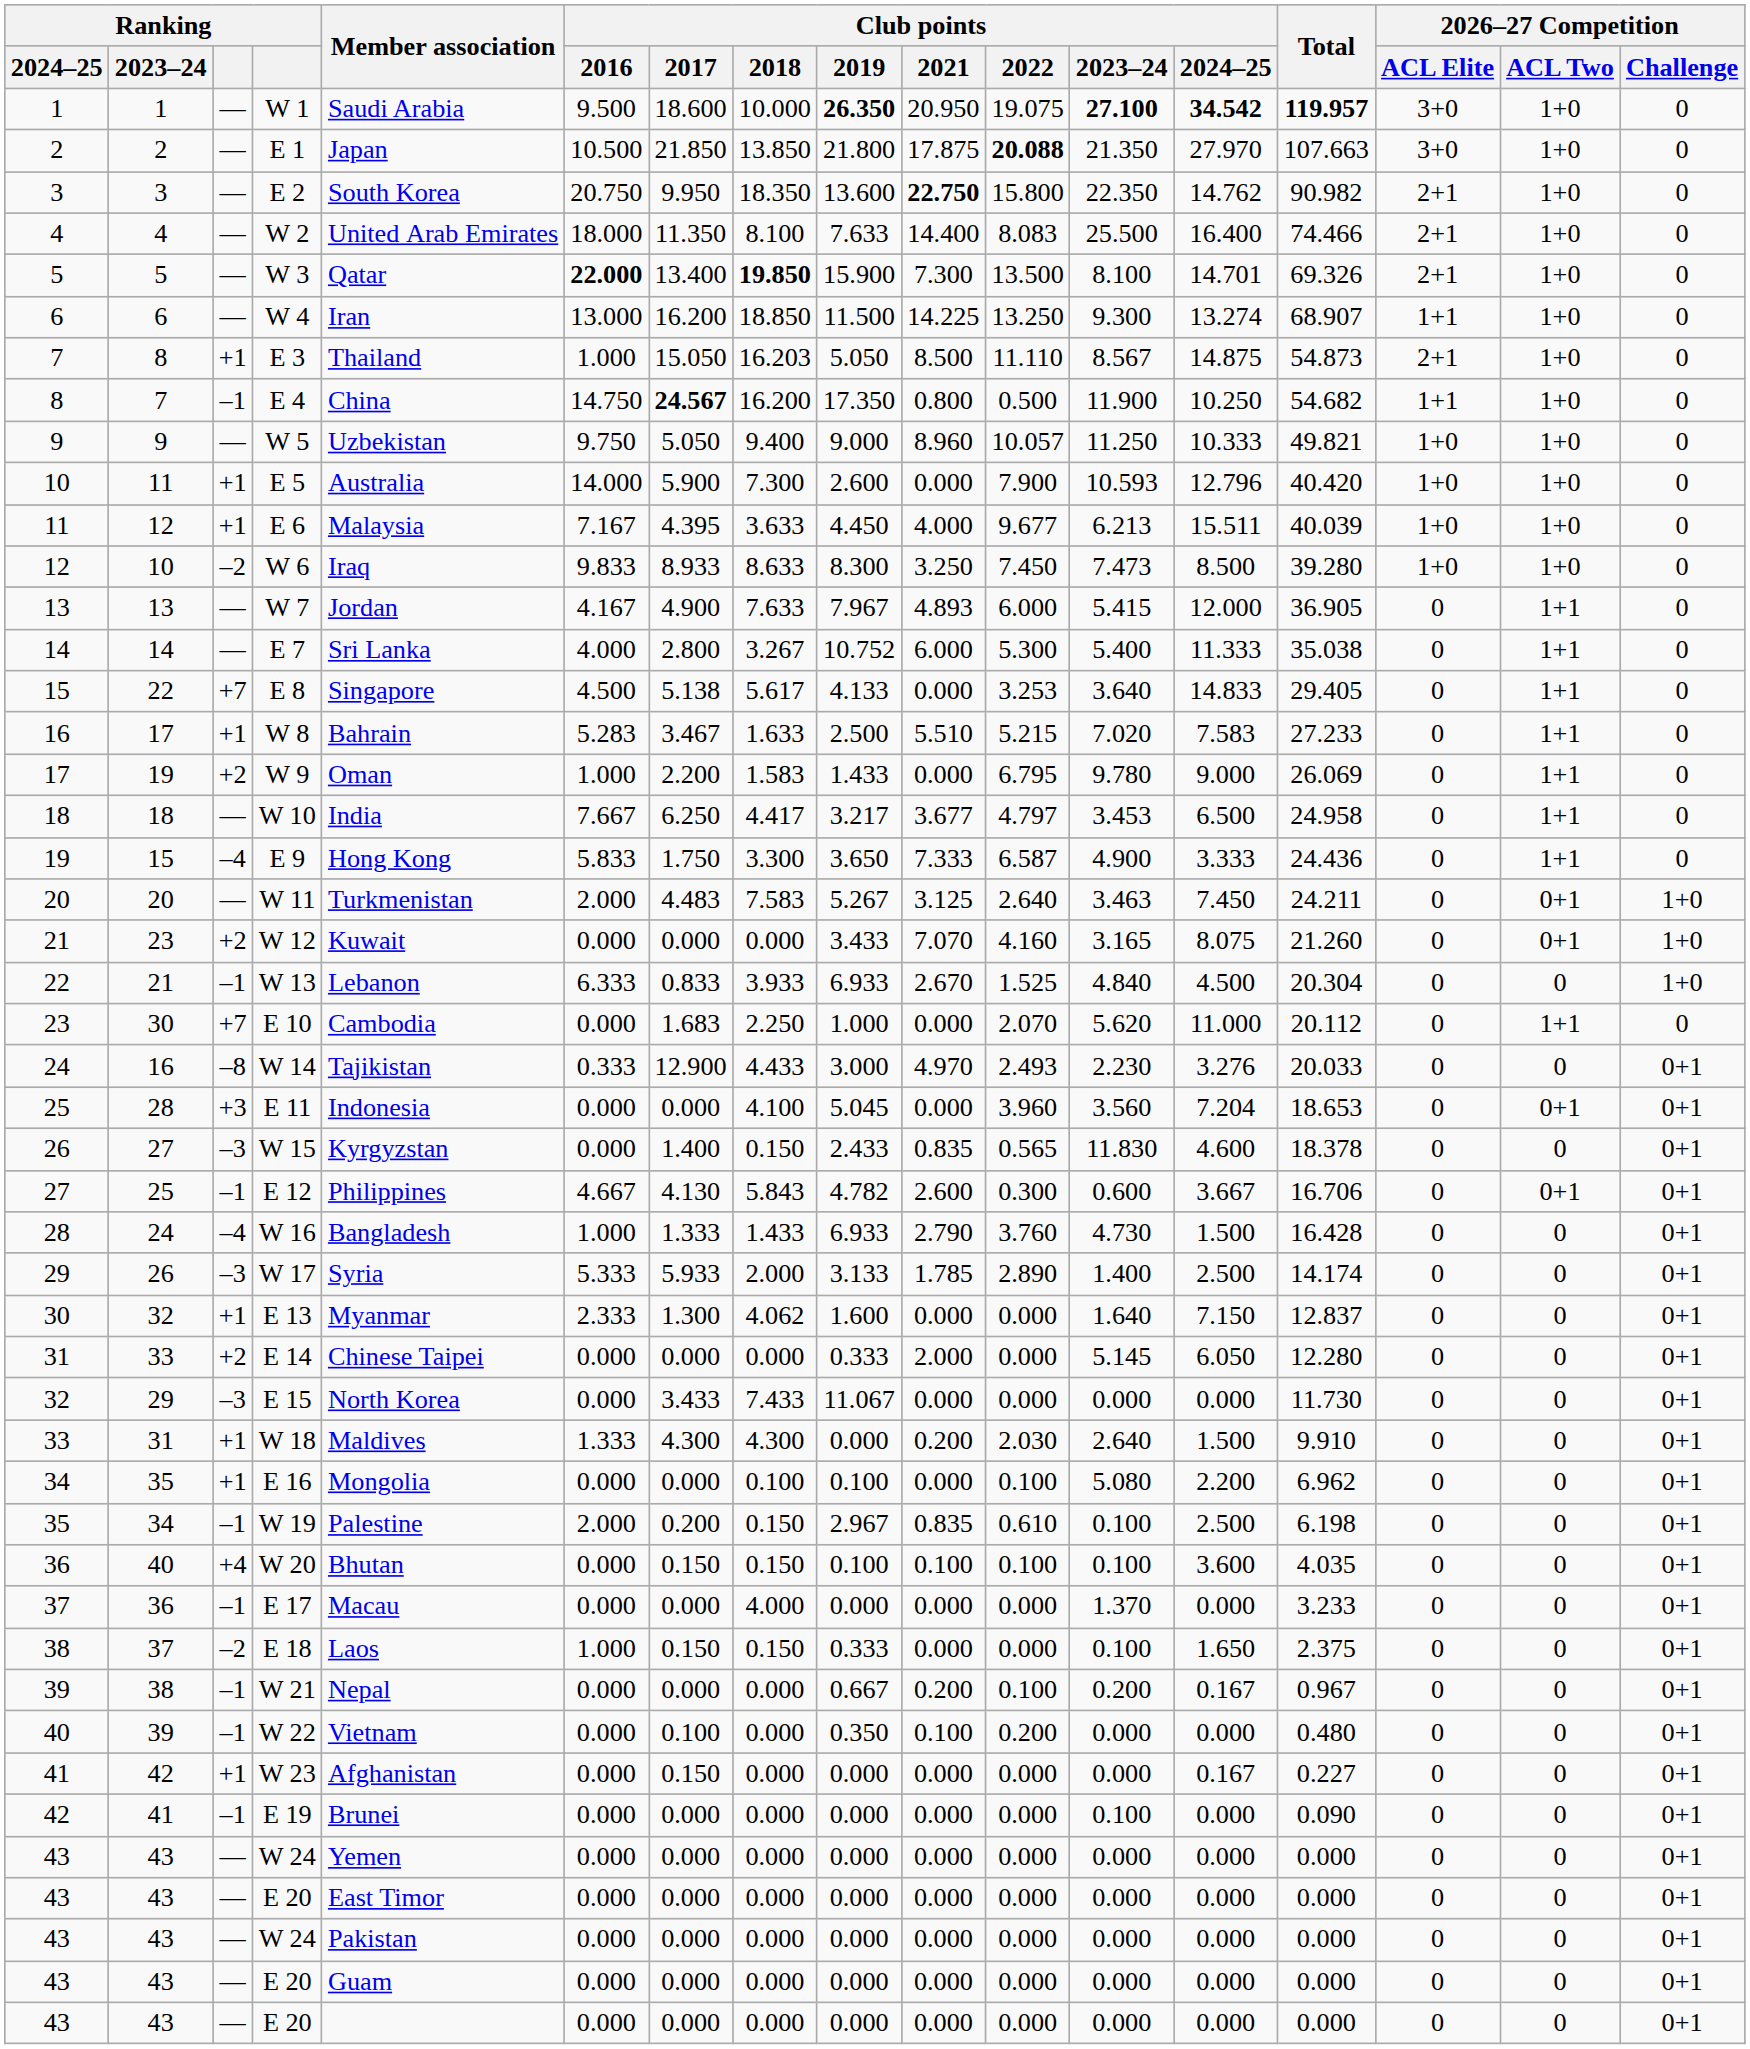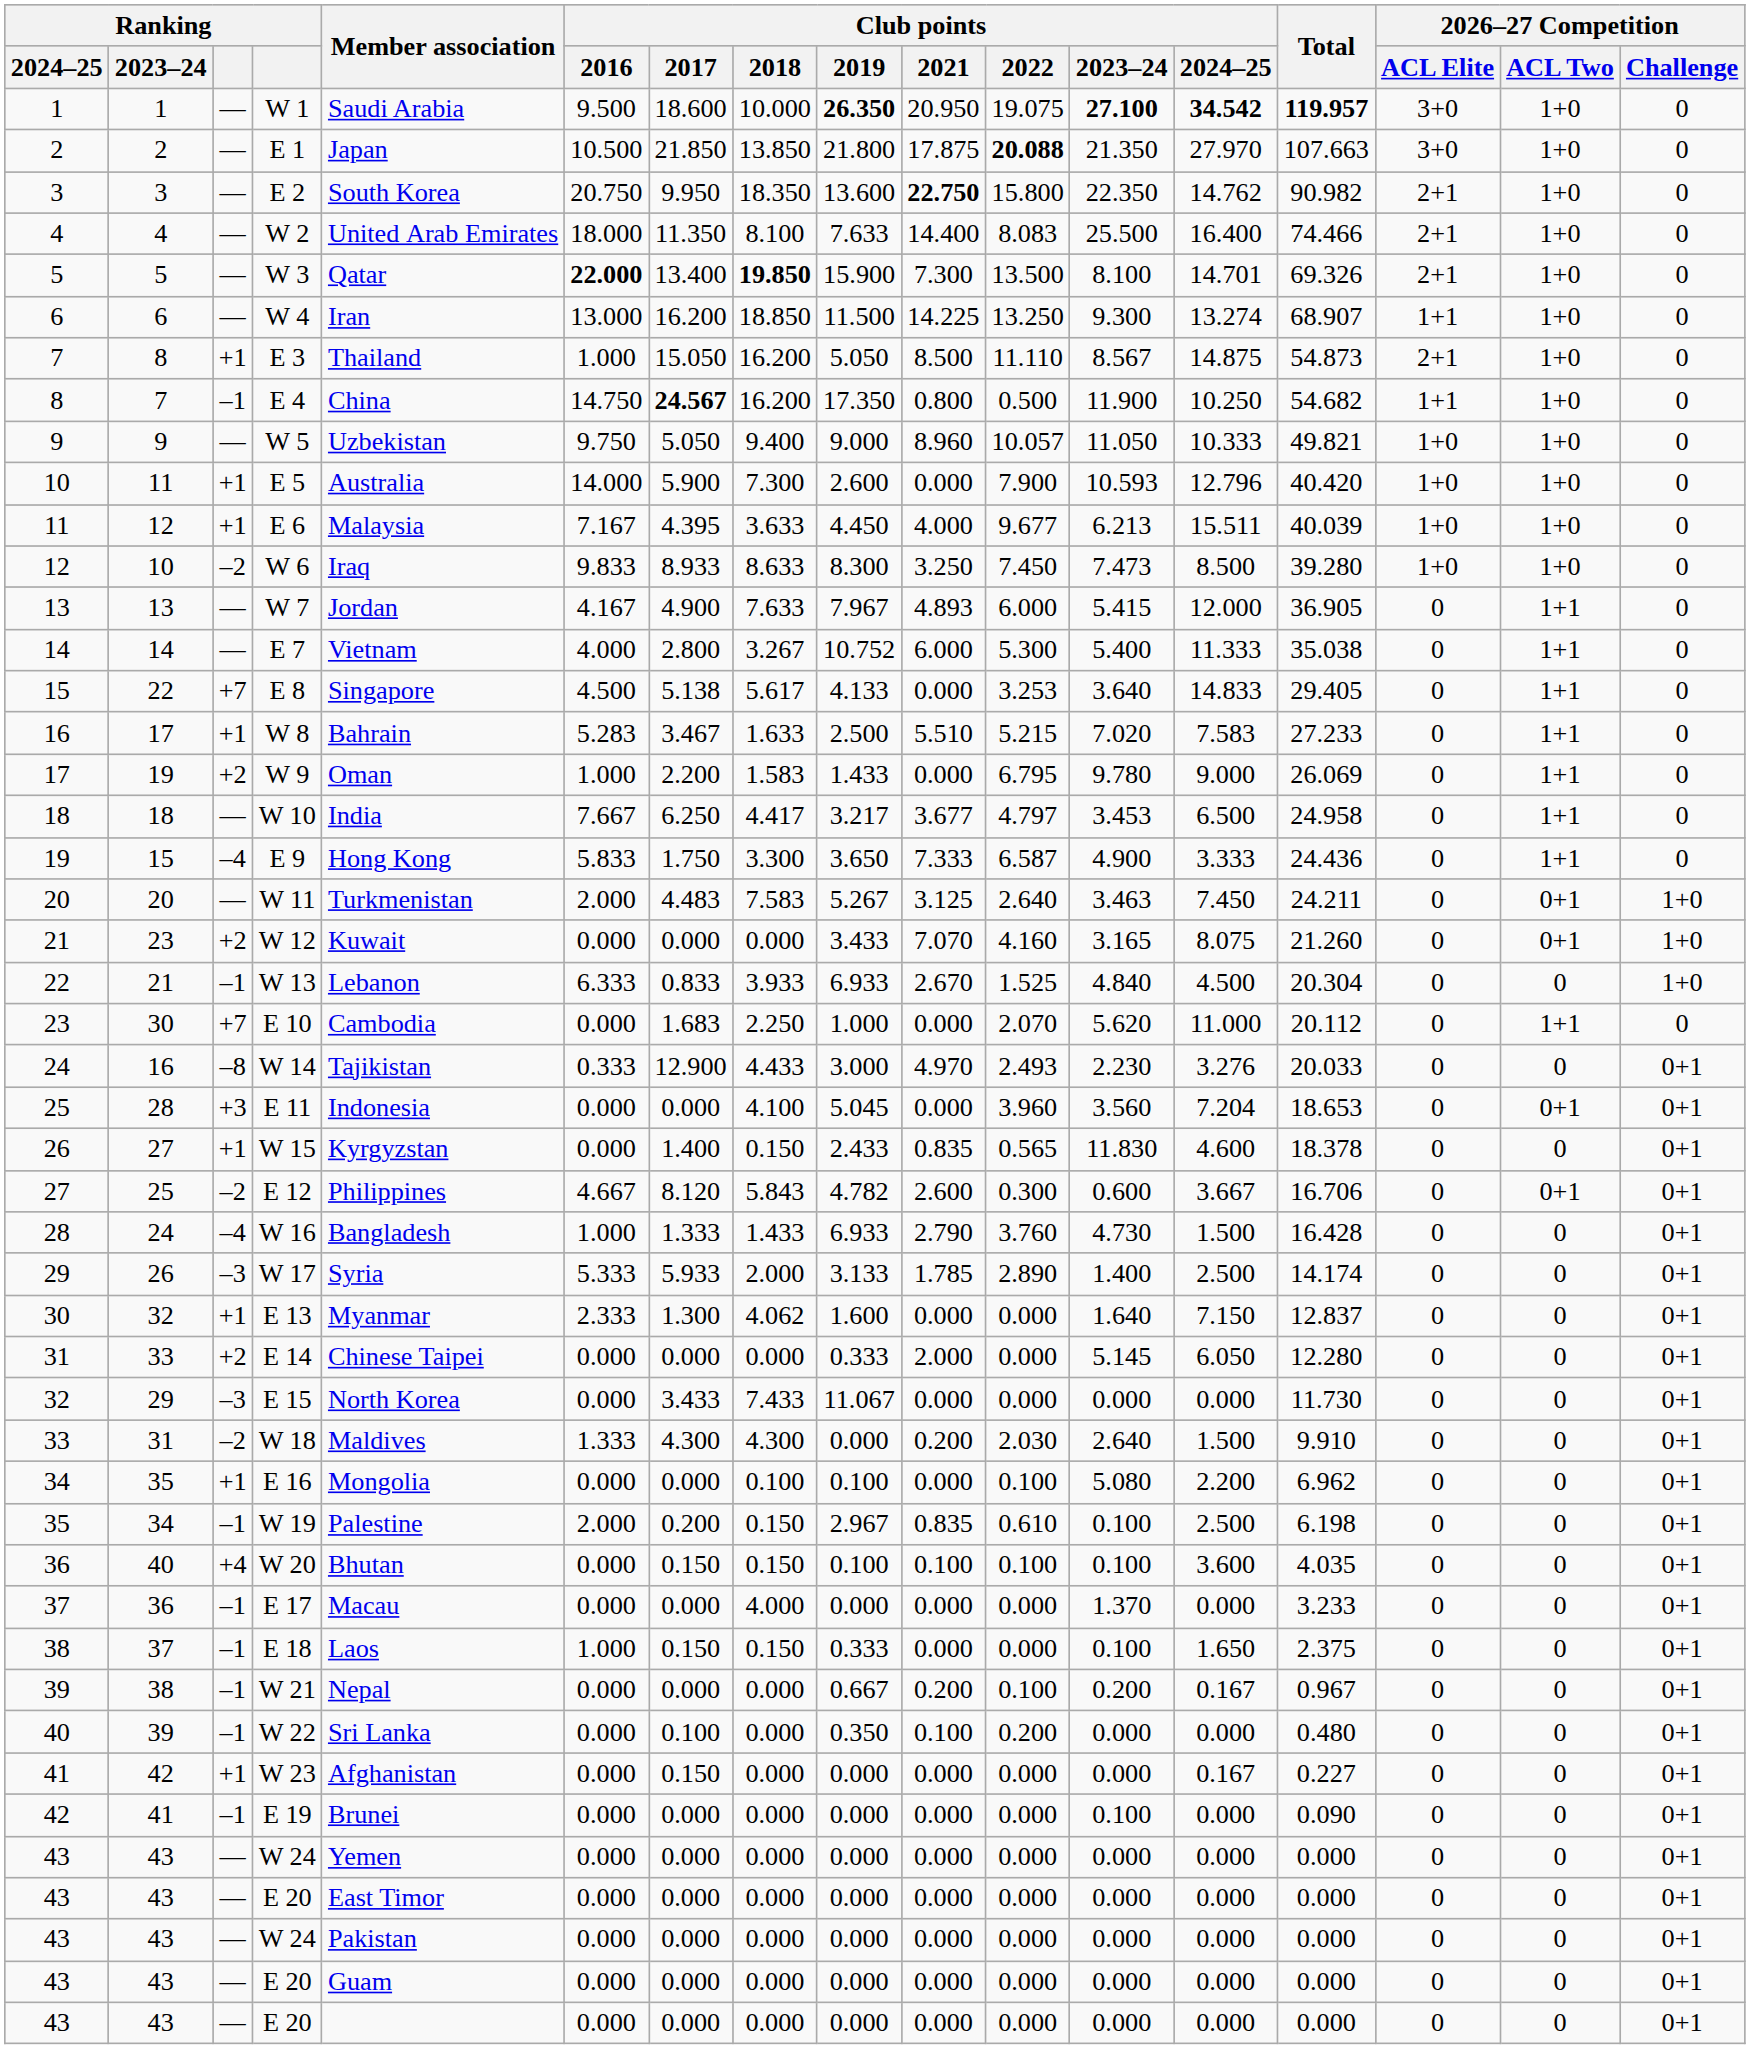(775, 358) 16.203 -> (775, 358) 16.200
(1122, 441) 11.250 -> (1122, 441) 11.050
(379, 649) Sri Lanka -> (372, 649) Vietnam
(233, 1148) –3 -> (233, 1148) +1
(233, 1190) –1 -> (233, 1190) –2
(691, 1190) 4.130 -> (691, 1190) 8.120
(233, 1440) +1 -> (233, 1440) –2
(233, 1648) –2 -> (233, 1648) –1
(372, 1731) Vietnam -> (379, 1731) Sri Lanka
